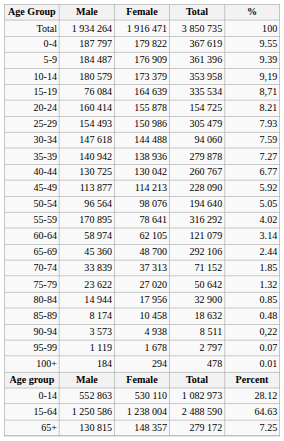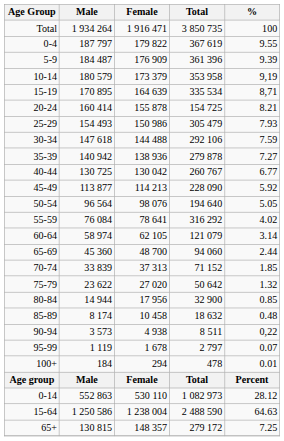(98, 92) 76 084 -> (96, 92) 170 895
(208, 140) 94 060 -> (206, 140) 292 106
(96, 220) 170 895 -> (98, 220) 76 084
(206, 252) 292 106 -> (208, 252) 94 060
